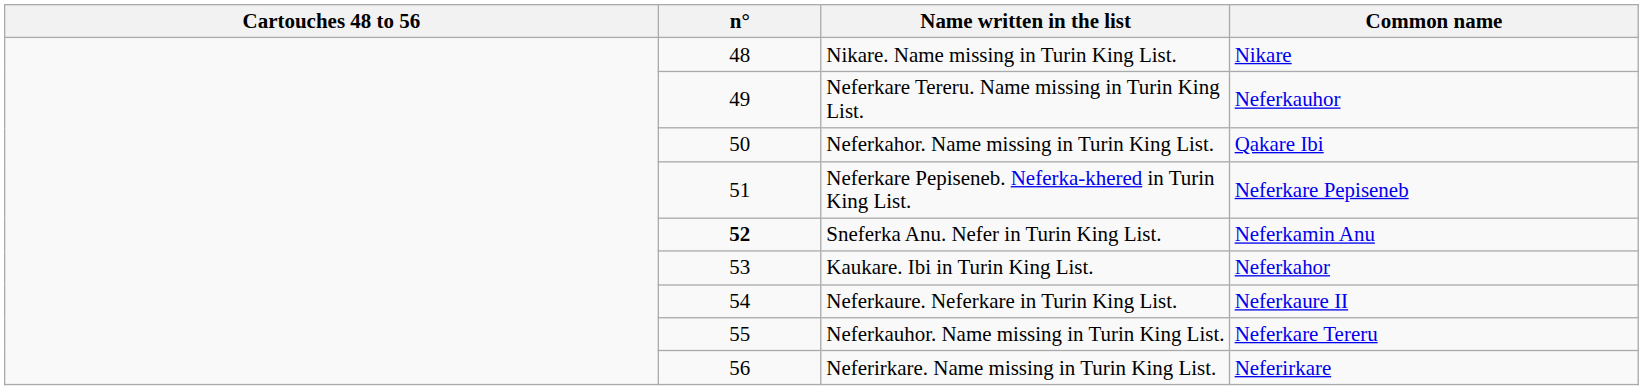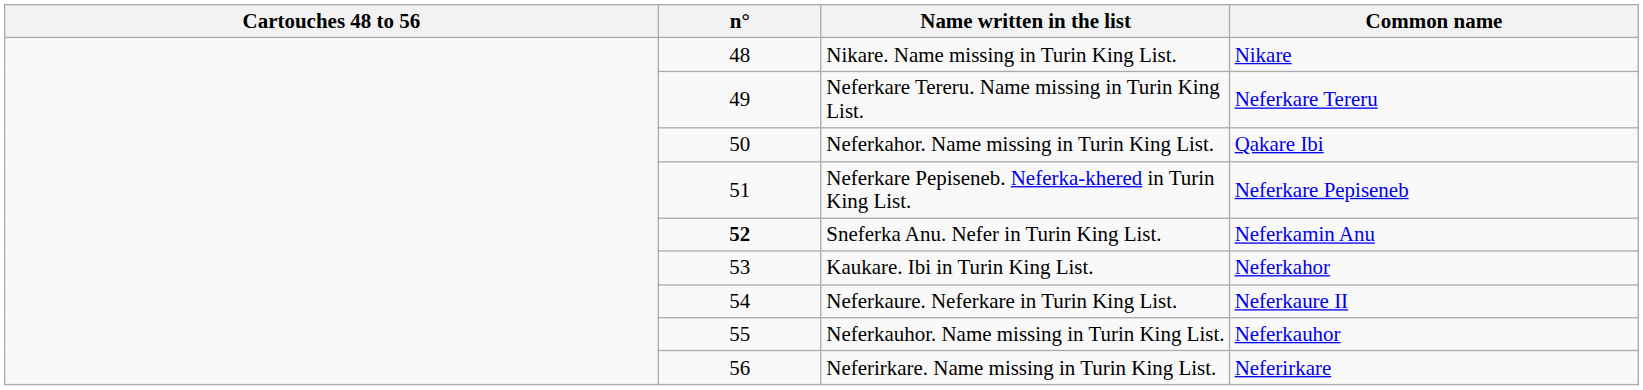(1288, 99) Neferkauhor -> (1306, 99) Neferkare Tereru
(1306, 334) Neferkare Tereru -> (1288, 334) Neferkauhor
